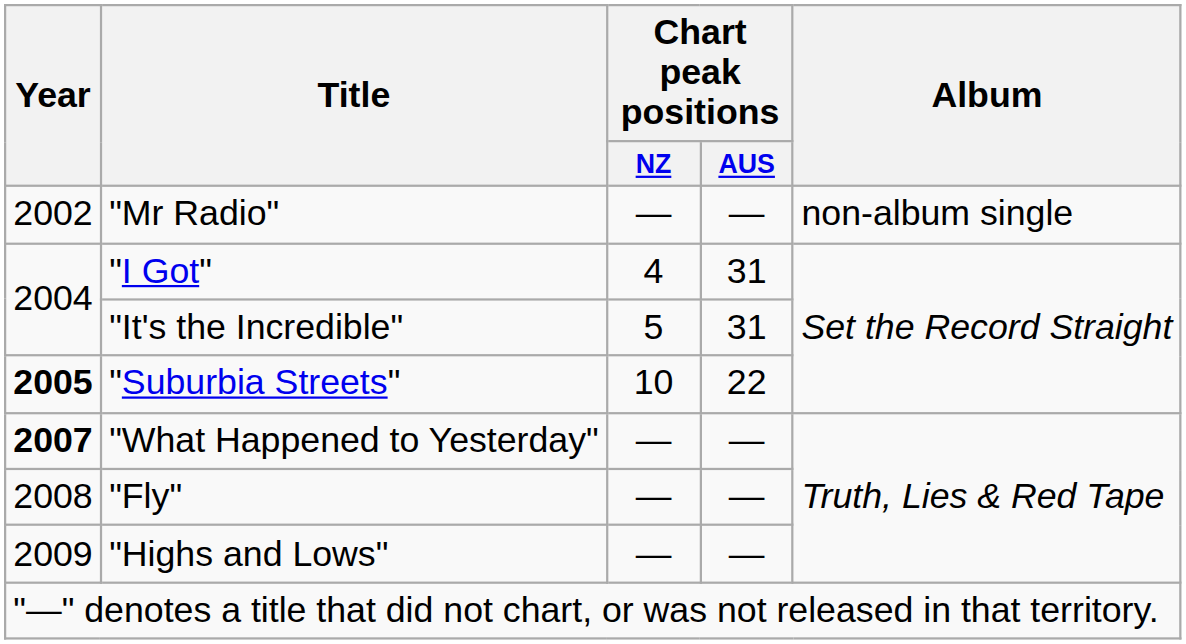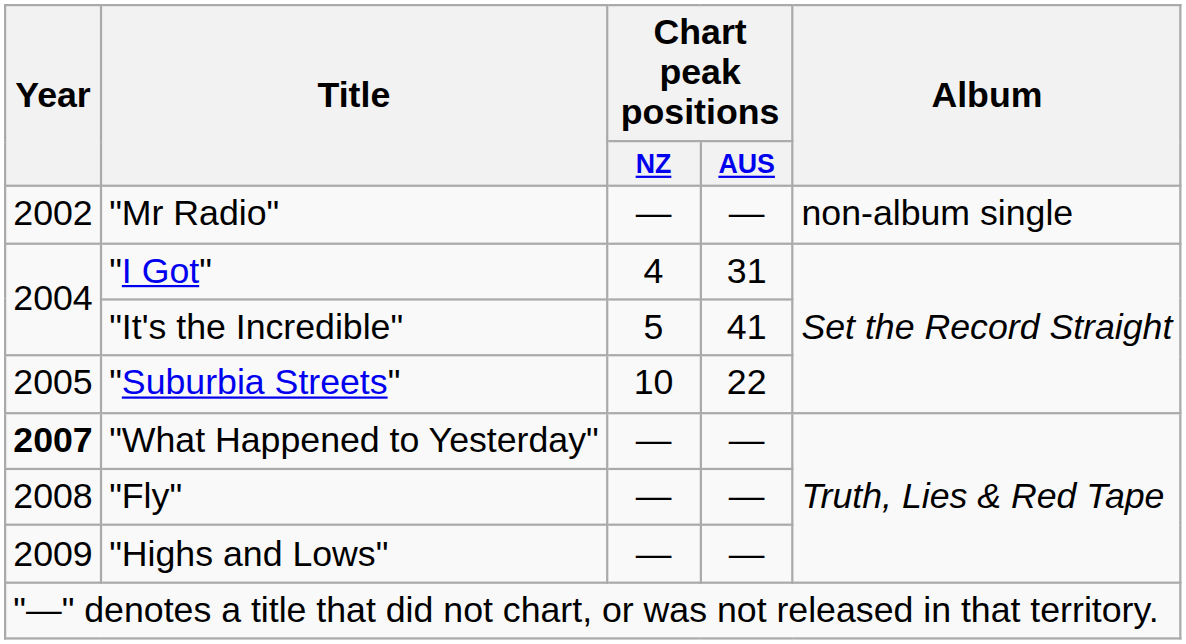(747, 326) 31 -> (747, 326) 41
(53, 383) bold -> (53, 383) normal
